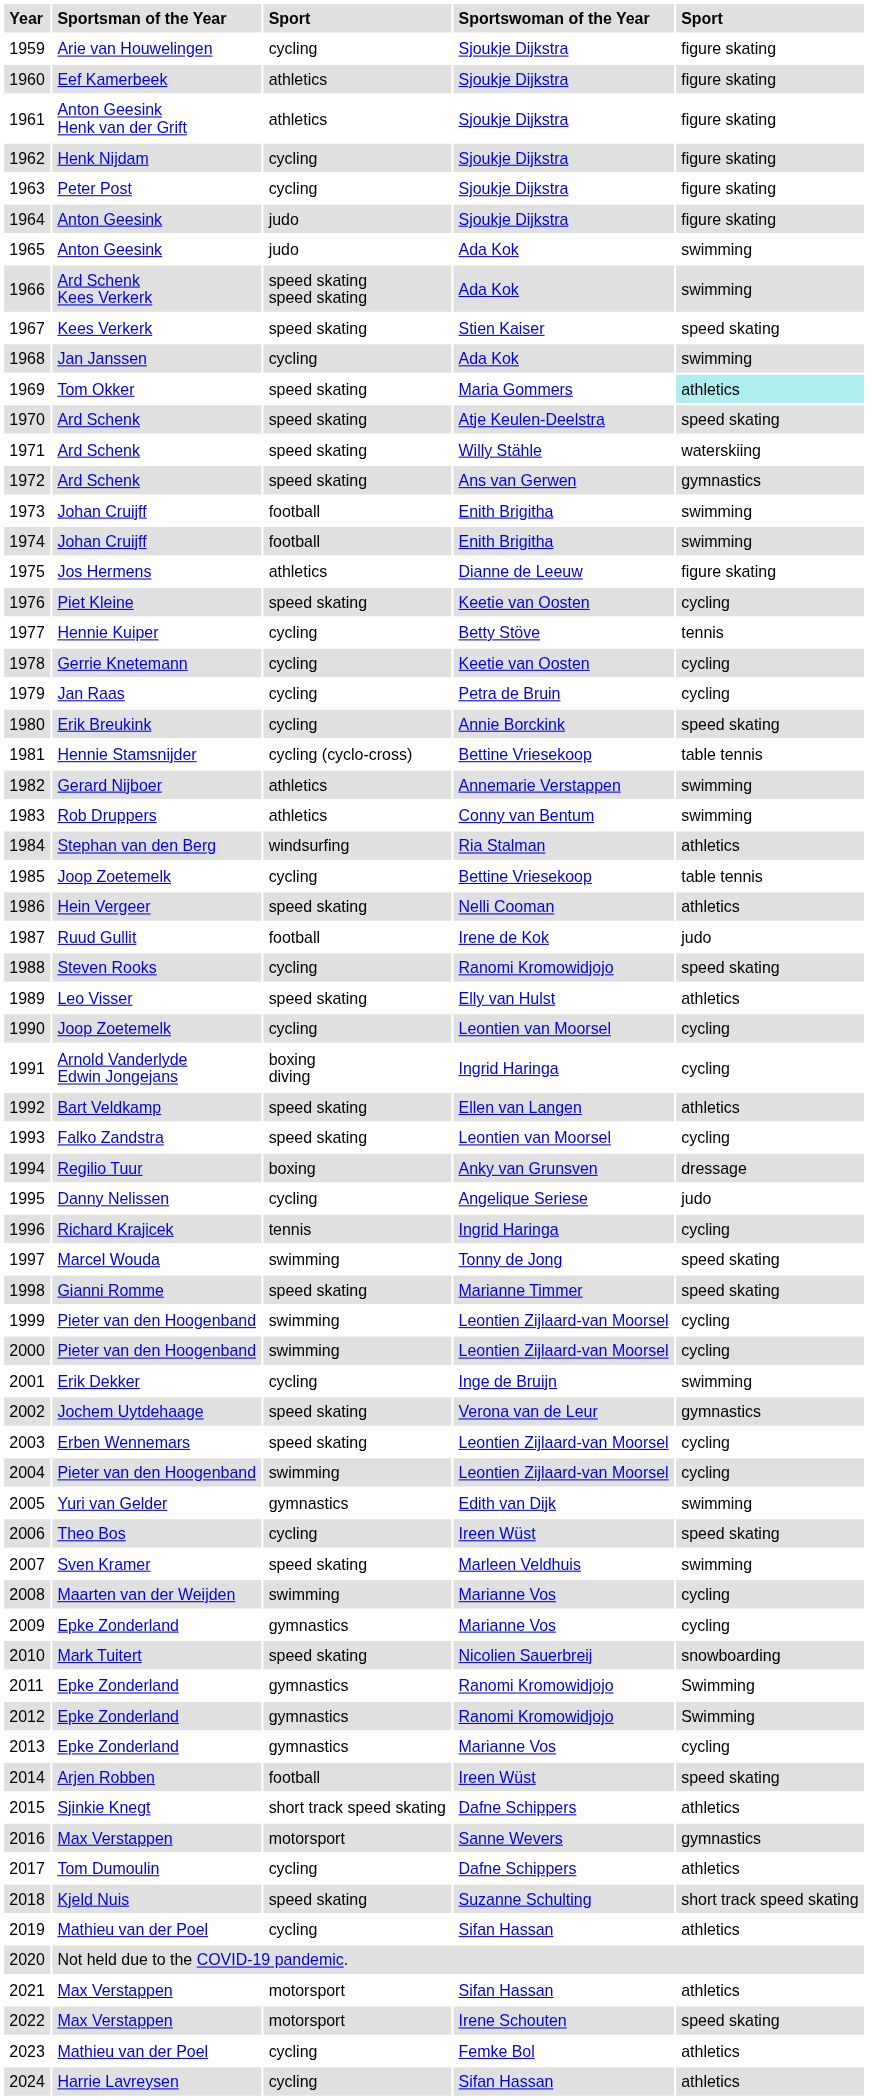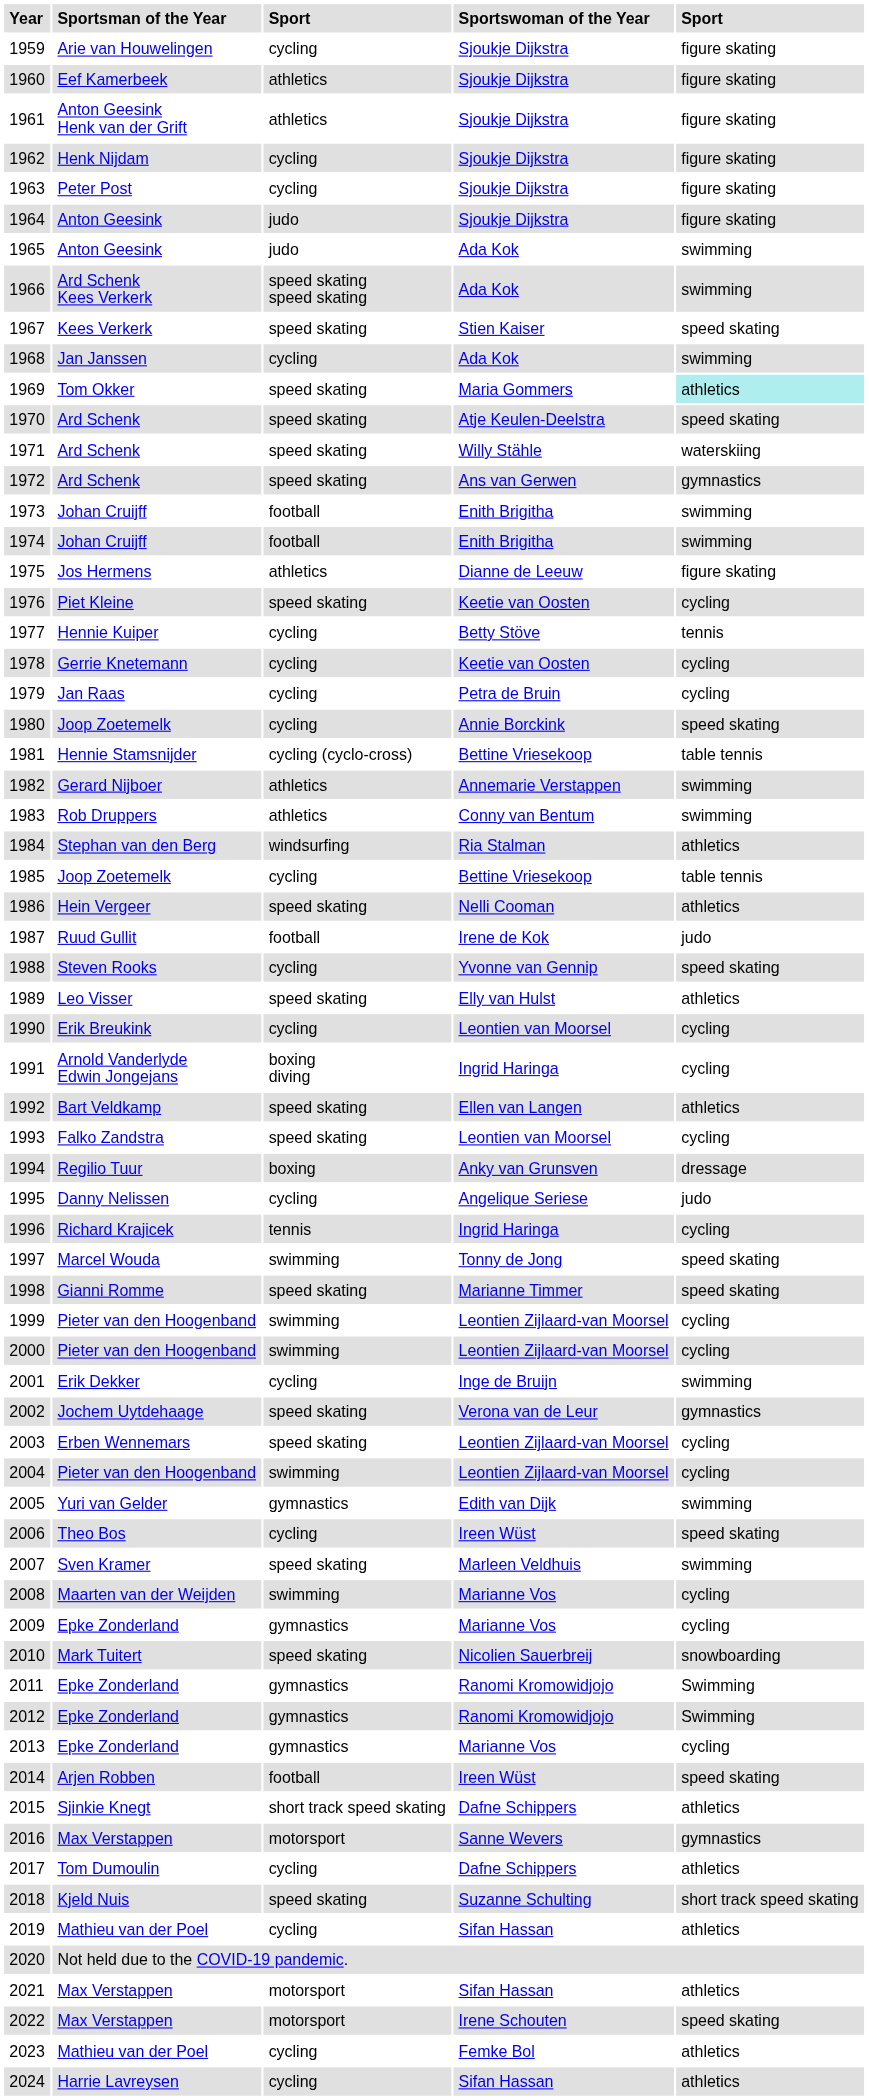(104, 724) Erik Breukink -> (114, 724) Joop Zoetemelk
(536, 967) Ranomi Kromowidjojo -> (528, 967) Yvonne van Gennip
(114, 1028) Joop Zoetemelk -> (104, 1028) Erik Breukink
